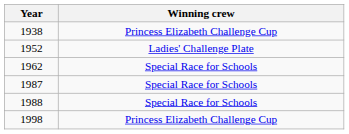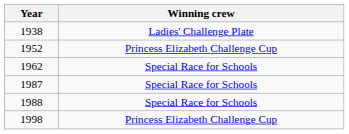(201, 31) Princess Elizabeth Challenge Cup -> (201, 31) Ladies' Challenge Plate
(201, 48) Ladies' Challenge Plate -> (201, 48) Princess Elizabeth Challenge Cup
